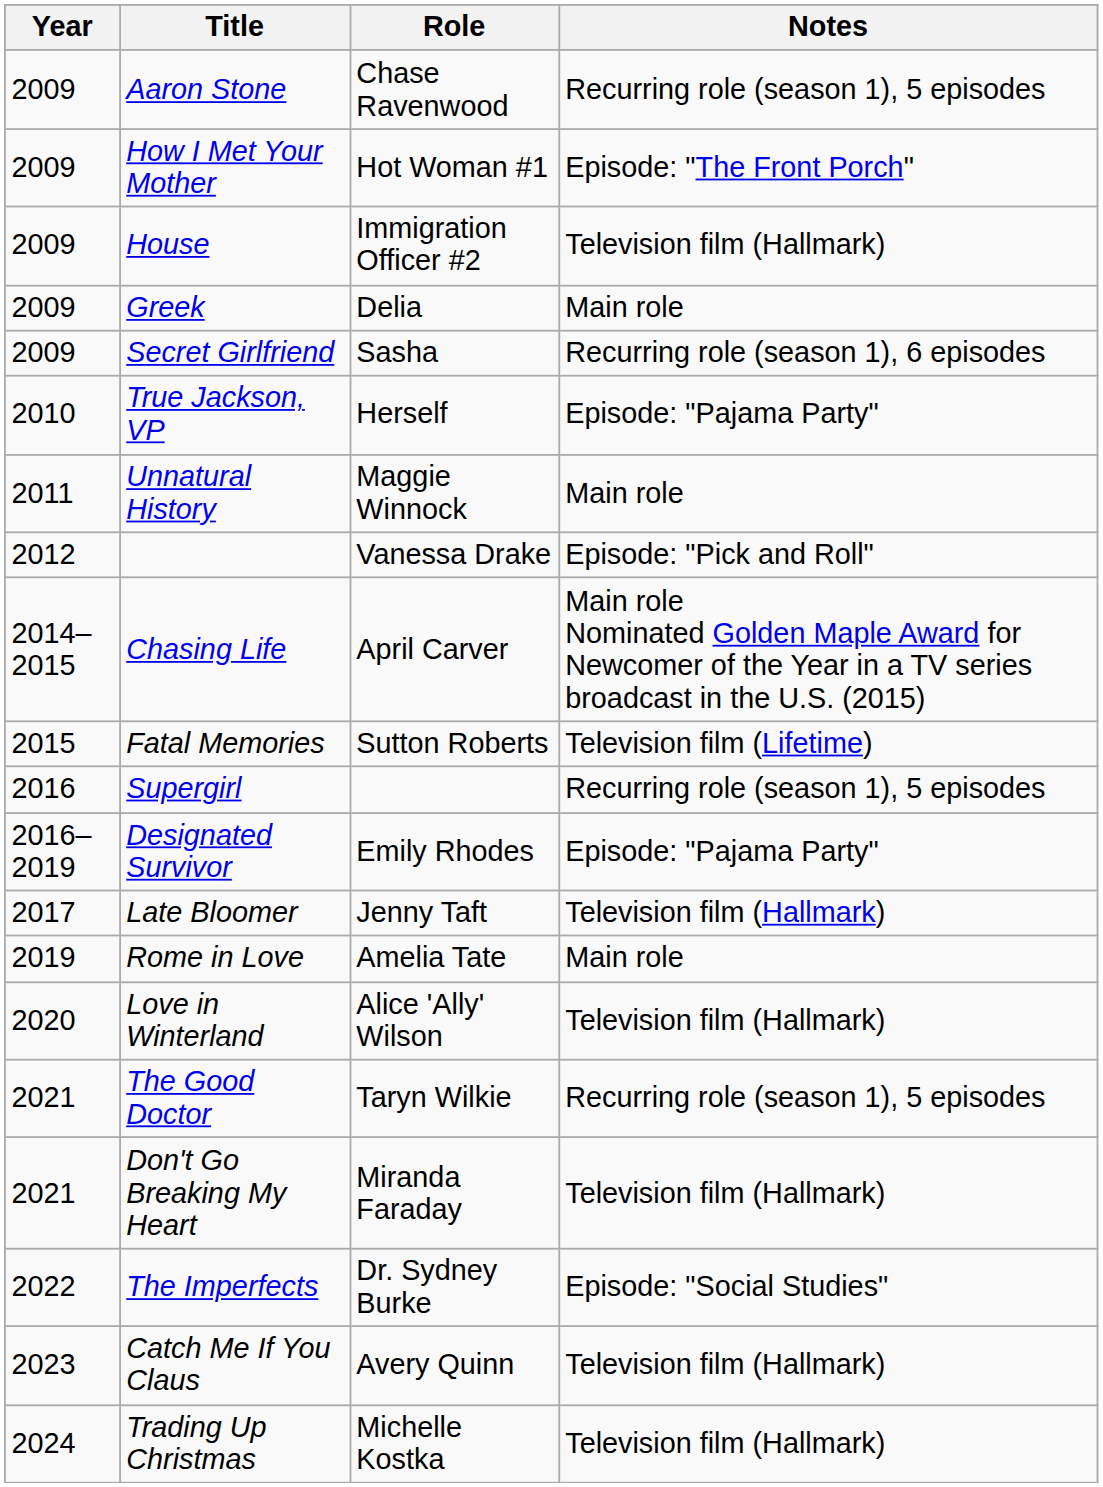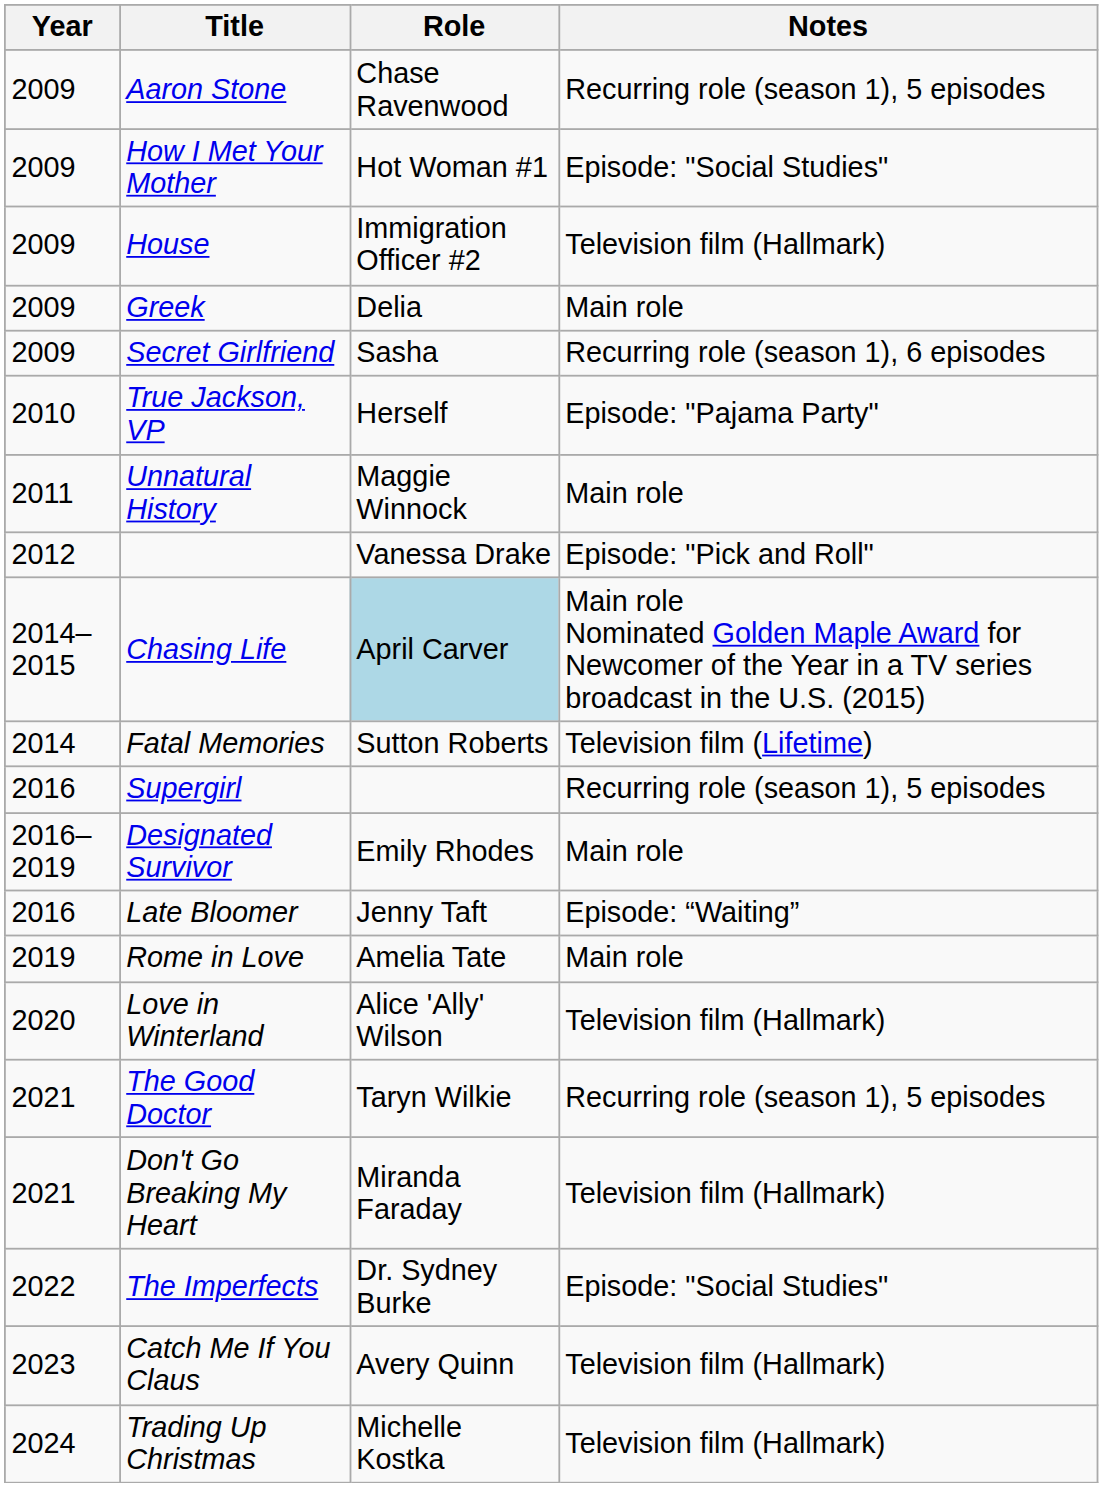(740, 167) Episode: "The Front Porch" -> (727, 167) Episode: "Social Studies"
(432, 649) no background -> (432, 649) lightblue background
(44, 743) 2015 -> (44, 743) 2014
(722, 850) Episode: "Pajama Party" -> (624, 850) Main role
(44, 912) 2017 -> (44, 912) 2016
(725, 912) Television film (Hallmark) -> (682, 912) Episode: “Waiting”
